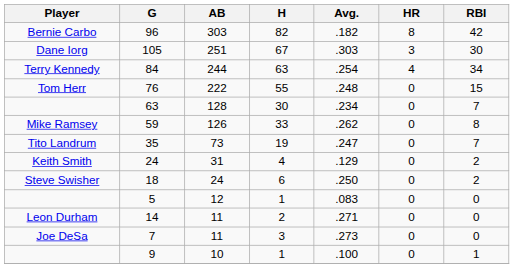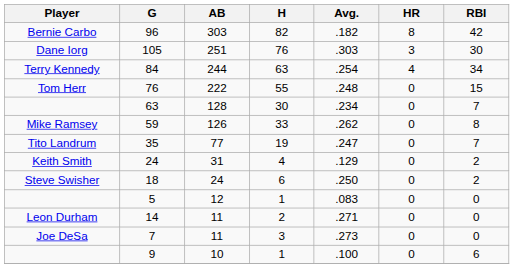(282, 50) 67 -> (282, 50) 76
(217, 143) 73 -> (217, 143) 77
(476, 254) 1 -> (476, 254) 6
